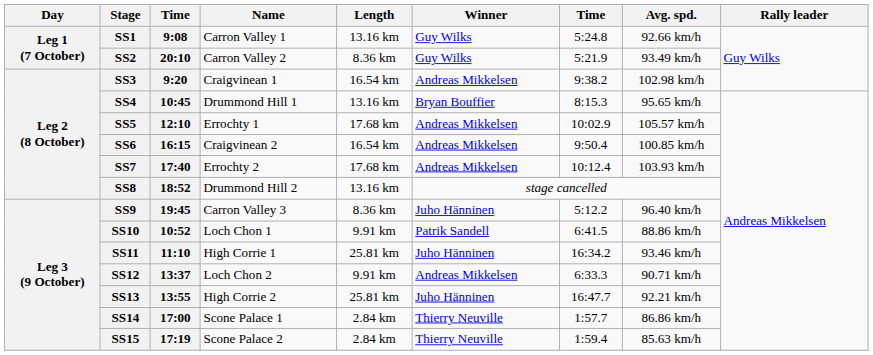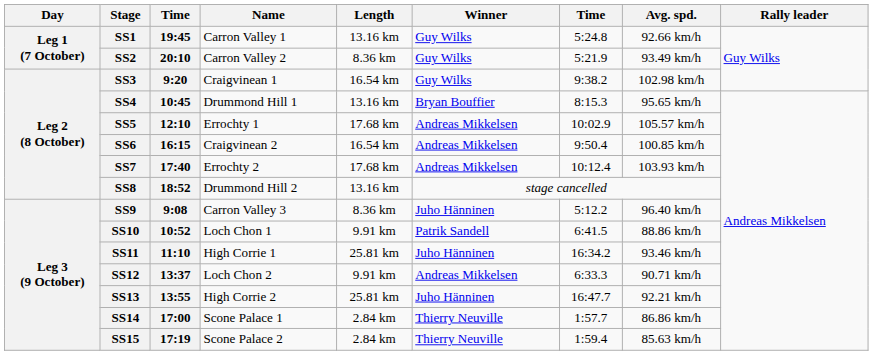(175, 37) 9:08 -> (175, 37) 19:45
(466, 80) Andreas Mikkelsen -> (443, 80) Guy Wilks
(175, 210) 19:45 -> (175, 210) 9:08
